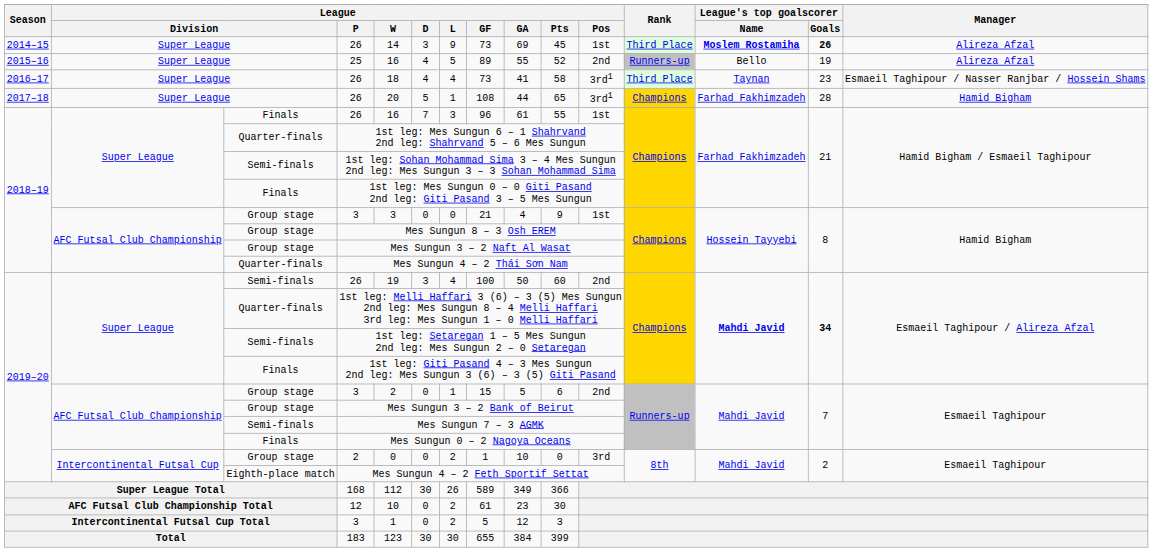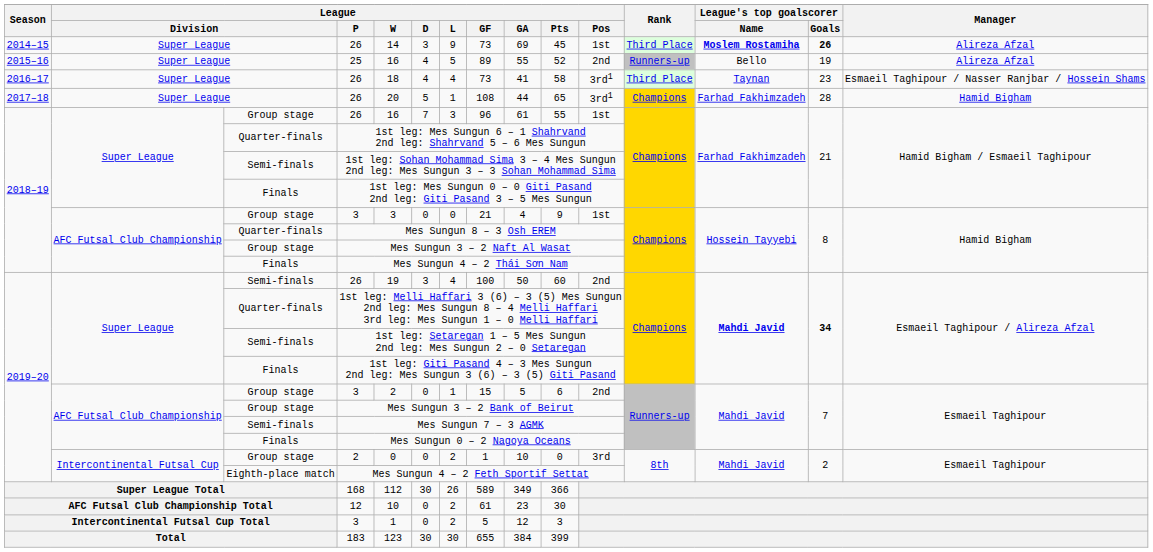(281, 116) Finals -> (281, 116) Group stage
(281, 232) Group stage -> (281, 232) Quarter-finals
(281, 264) Quarter-finals -> (281, 264) Finals
